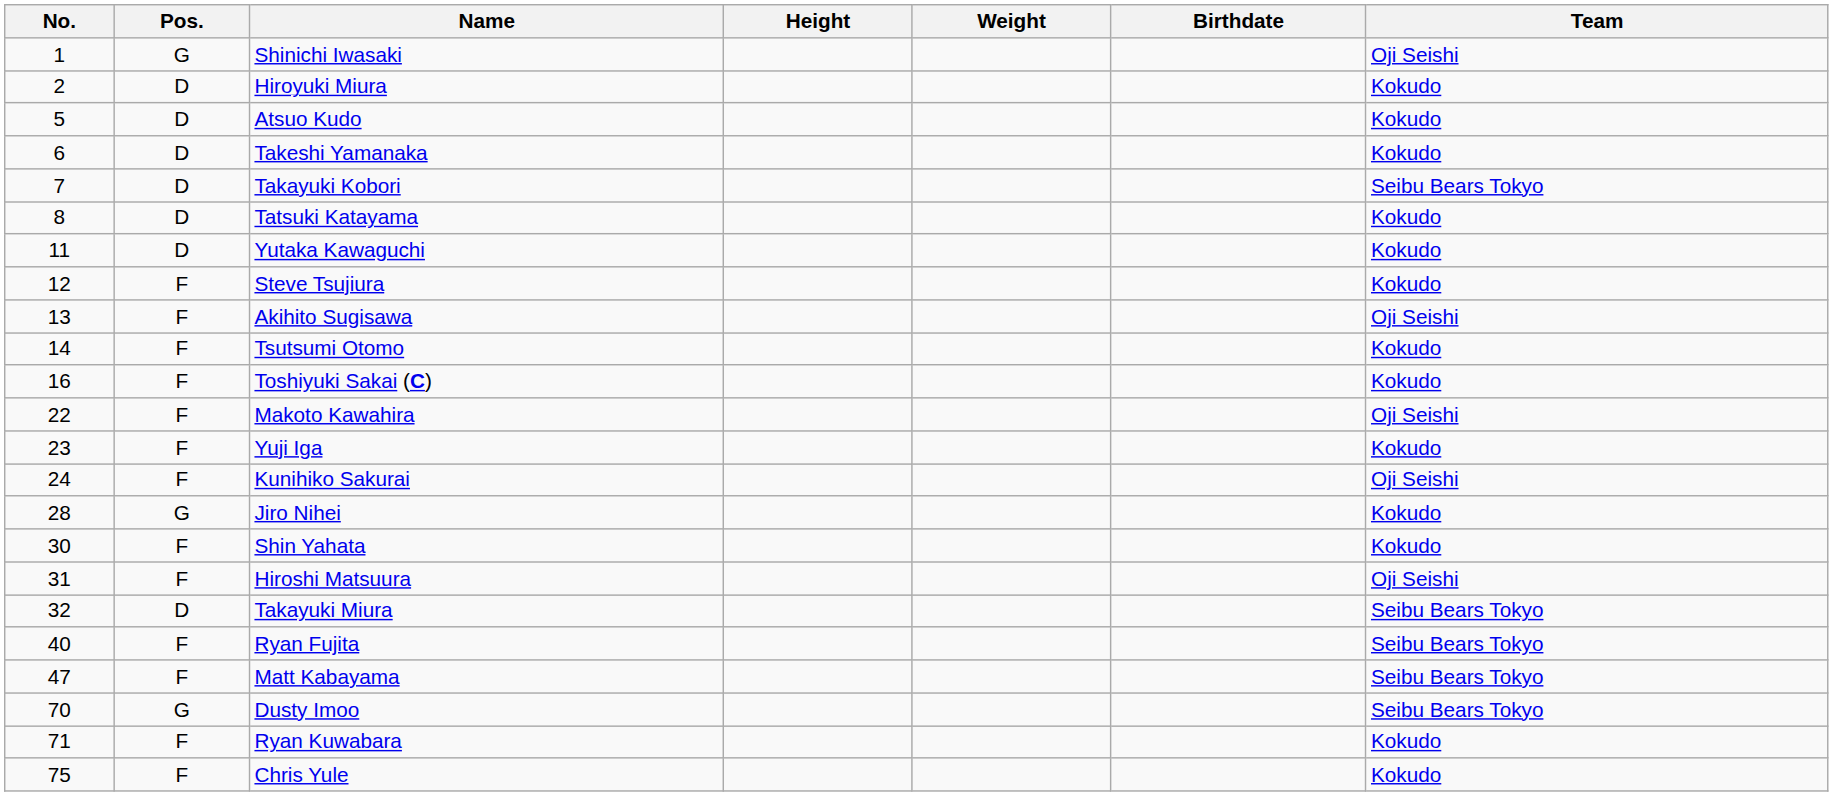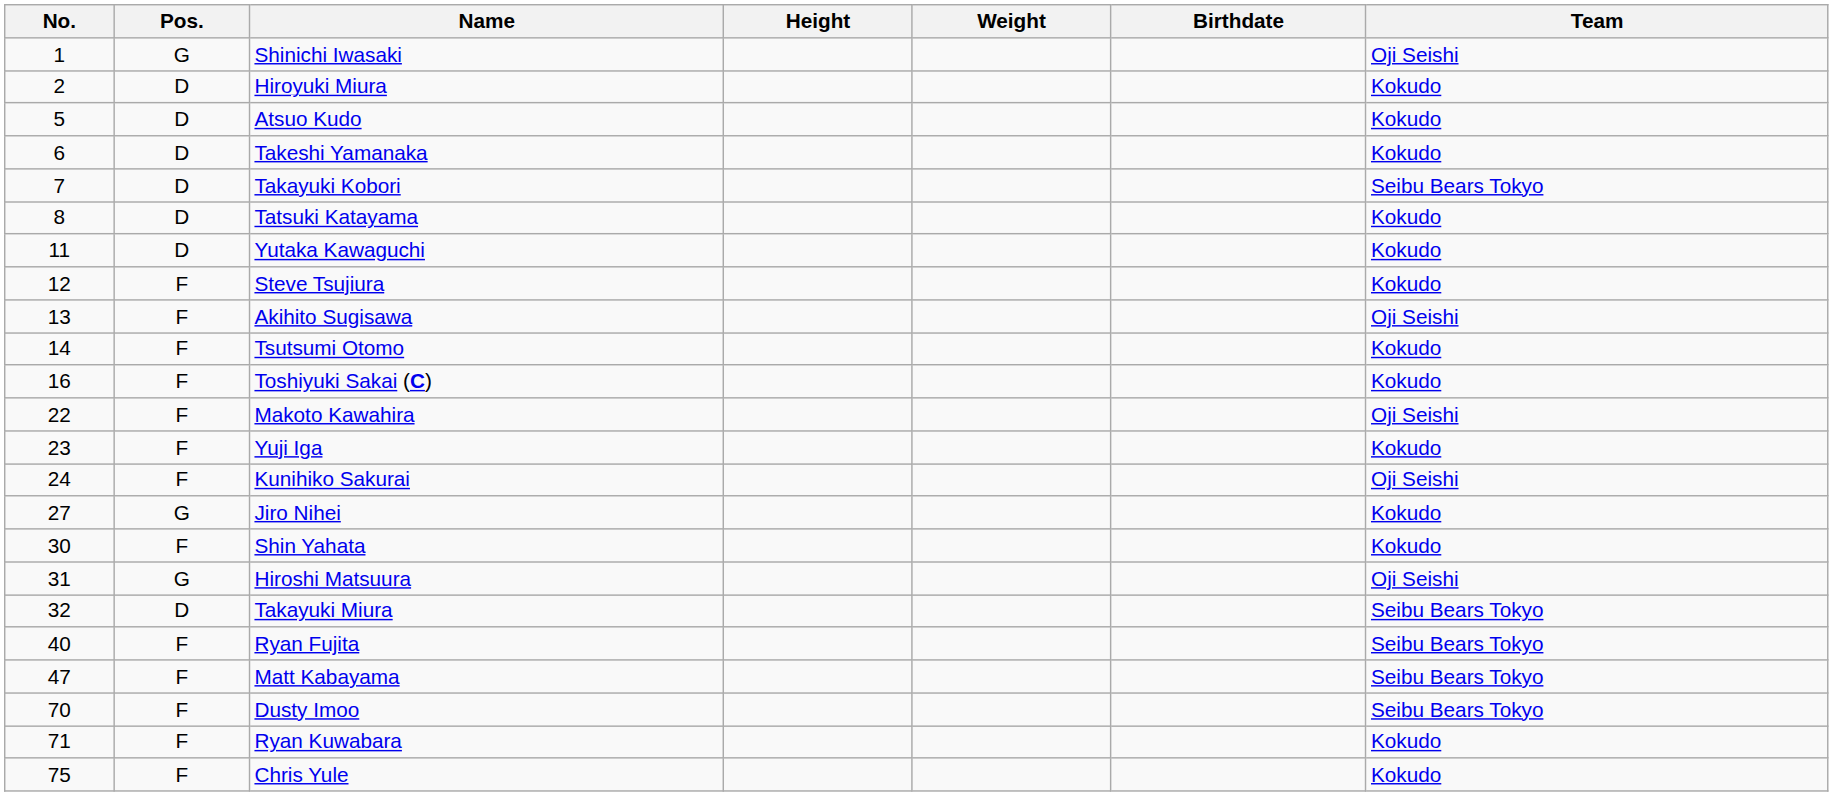(59, 513) 28 -> (59, 513) 27
(182, 578) F -> (182, 578) G
(182, 709) G -> (182, 709) F
